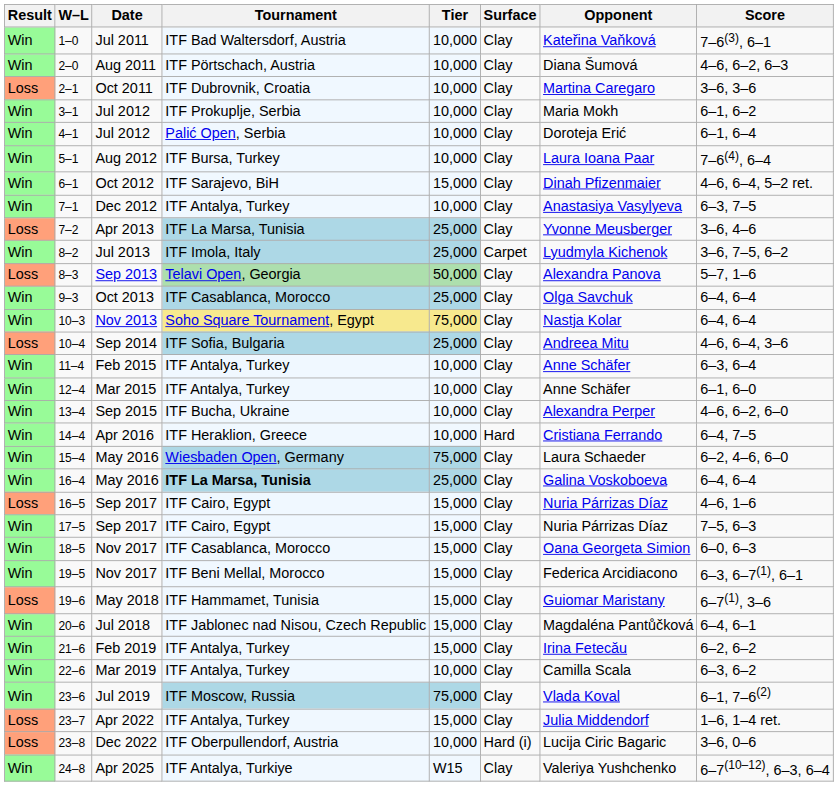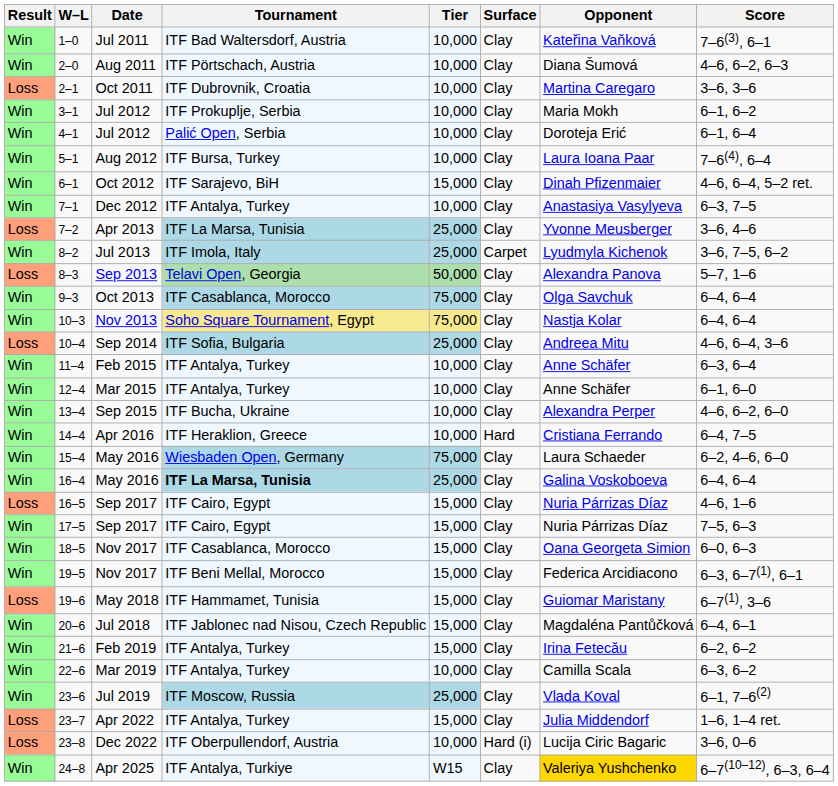(455, 297) 25,000 -> (455, 297) 75,000
(455, 695) 75,000 -> (455, 695) 25,000
(610, 768) no background -> (610, 768) gold background
